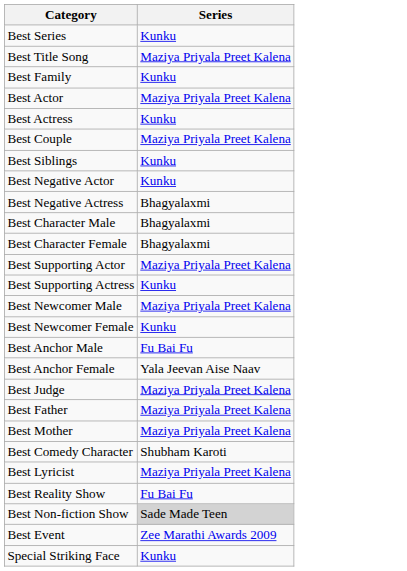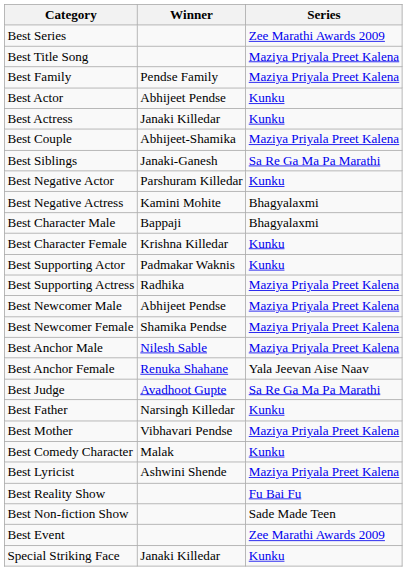+ column: (191, 14)
(158, 35) Kunku -> (317, 35) Zee Marathi Awards 2009
(158, 77) Kunku -> (324, 77) Maziya Priyala Preet Kalena
(216, 98) Maziya Priyala Preet Kalena -> (267, 98) Kunku
(158, 160) Kunku -> (315, 160) Sa Re Ga Ma Pa Marathi
(175, 243) Bhagyalaxmi -> (267, 243) Kunku
(216, 264) Maziya Priyala Preet Kalena -> (267, 264) Kunku
(158, 285) Kunku -> (324, 285) Maziya Priyala Preet Kalena
(158, 327) Kunku -> (324, 327) Maziya Priyala Preet Kalena
(167, 347) Fu Bai Fu -> (324, 347) Maziya Priyala Preet Kalena
(216, 389) Maziya Priyala Preet Kalena -> (315, 389) Sa Re Ga Ma Pa Marathi
(216, 410) Maziya Priyala Preet Kalena -> (267, 410) Kunku
(183, 451) Shubham Karoti -> (267, 451) Kunku
(184, 514) lightgrey background -> (292, 514) no background
